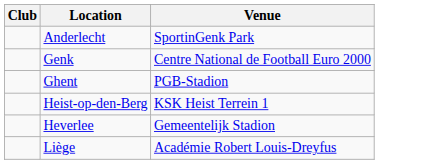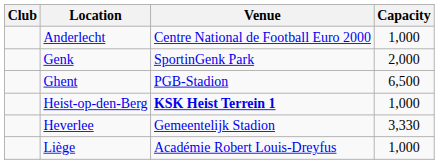+ column: (404, 15)
(204, 37) SportinGenk Park -> (262, 37) Centre National de Football Euro 2000
(262, 59) Centre National de Football Euro 2000 -> (204, 59) SportinGenk Park
(211, 103) normal -> (215, 103) bold
